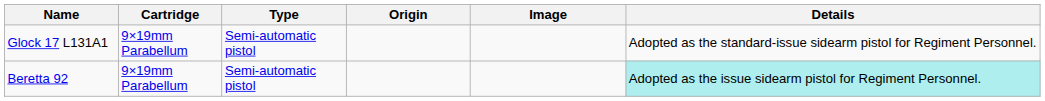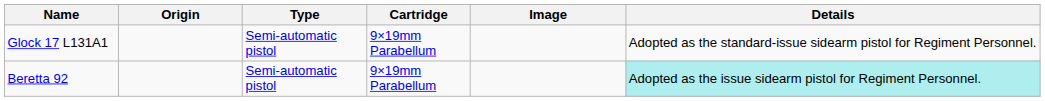columns swapped: (408, 14) <-> (170, 14)
